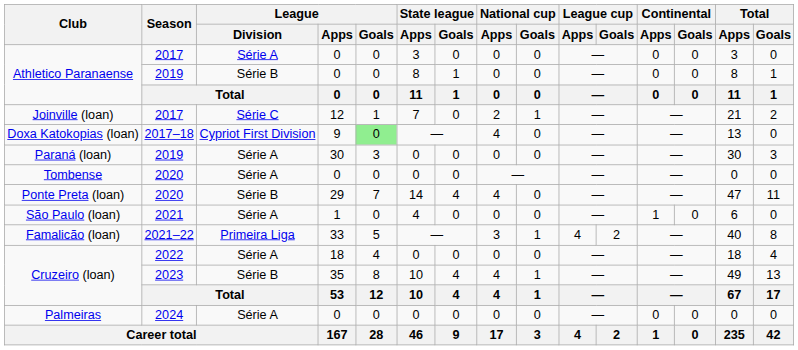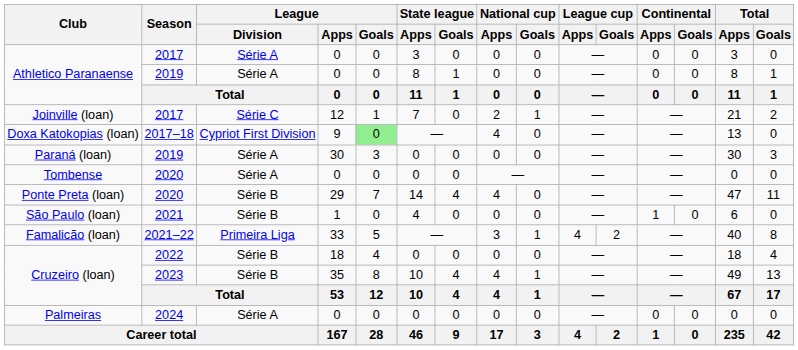(258, 74) Série B -> (258, 74) Série A
(258, 214) Série A -> (258, 214) Série B
(258, 255) Série A -> (258, 255) Série B
